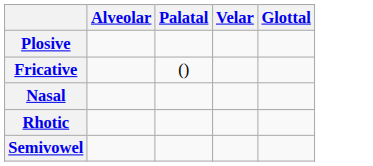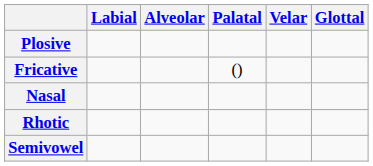+ column: (114, 17)
